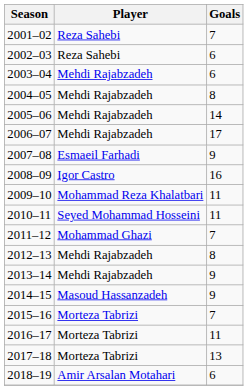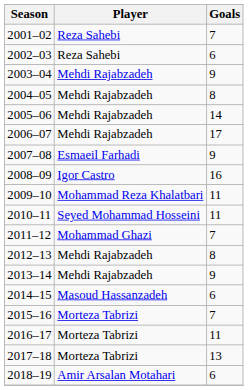(212, 74) 6 -> (212, 74) 9
(212, 295) 9 -> (212, 295) 6
